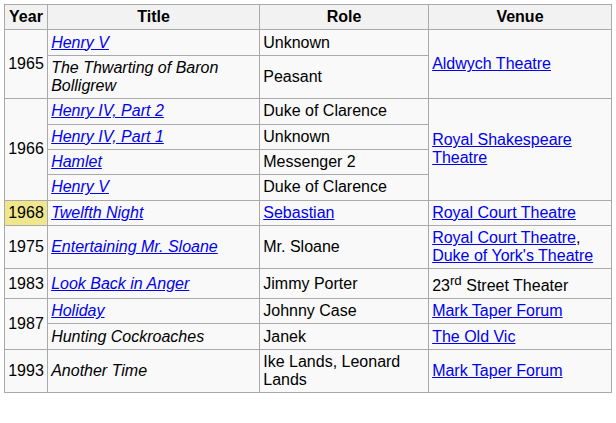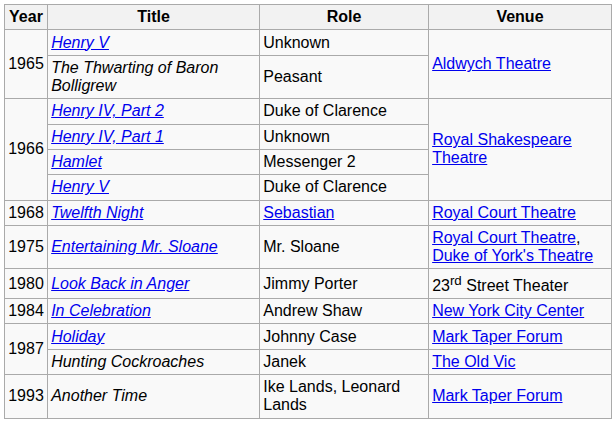(26, 212) khaki background -> (26, 212) no background
(26, 283) 1983 -> (26, 283) 1980
+ row: (101, 311)
